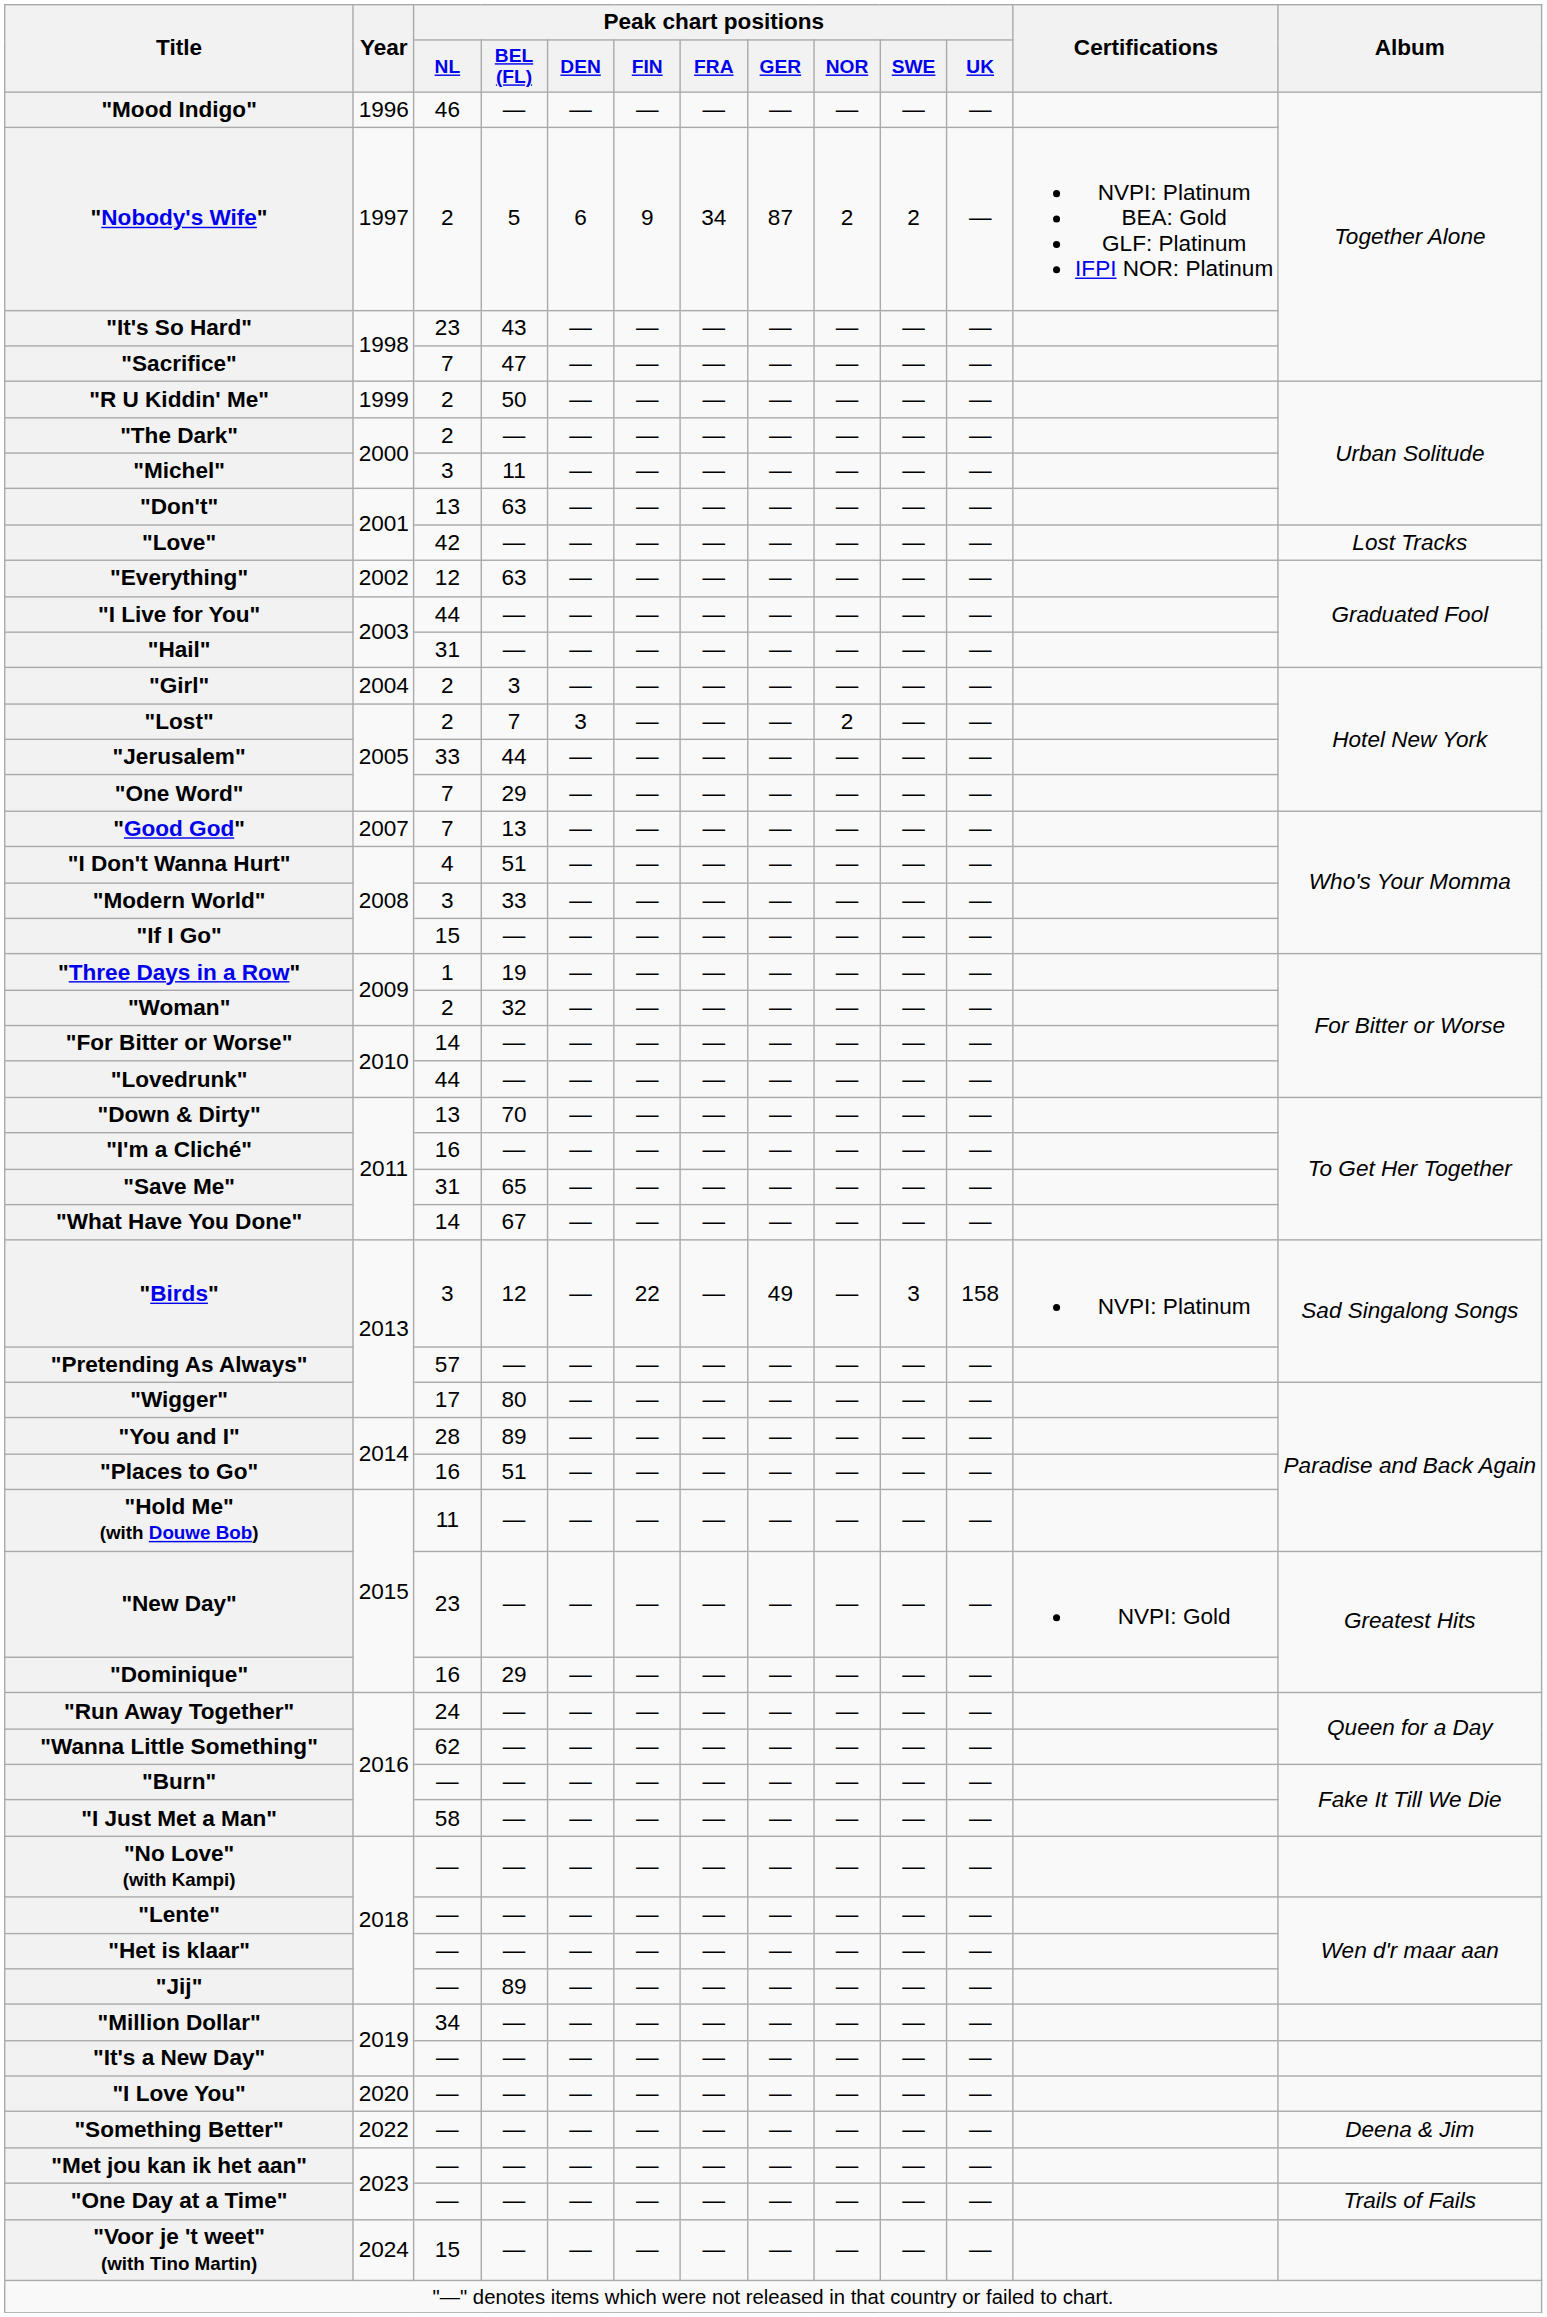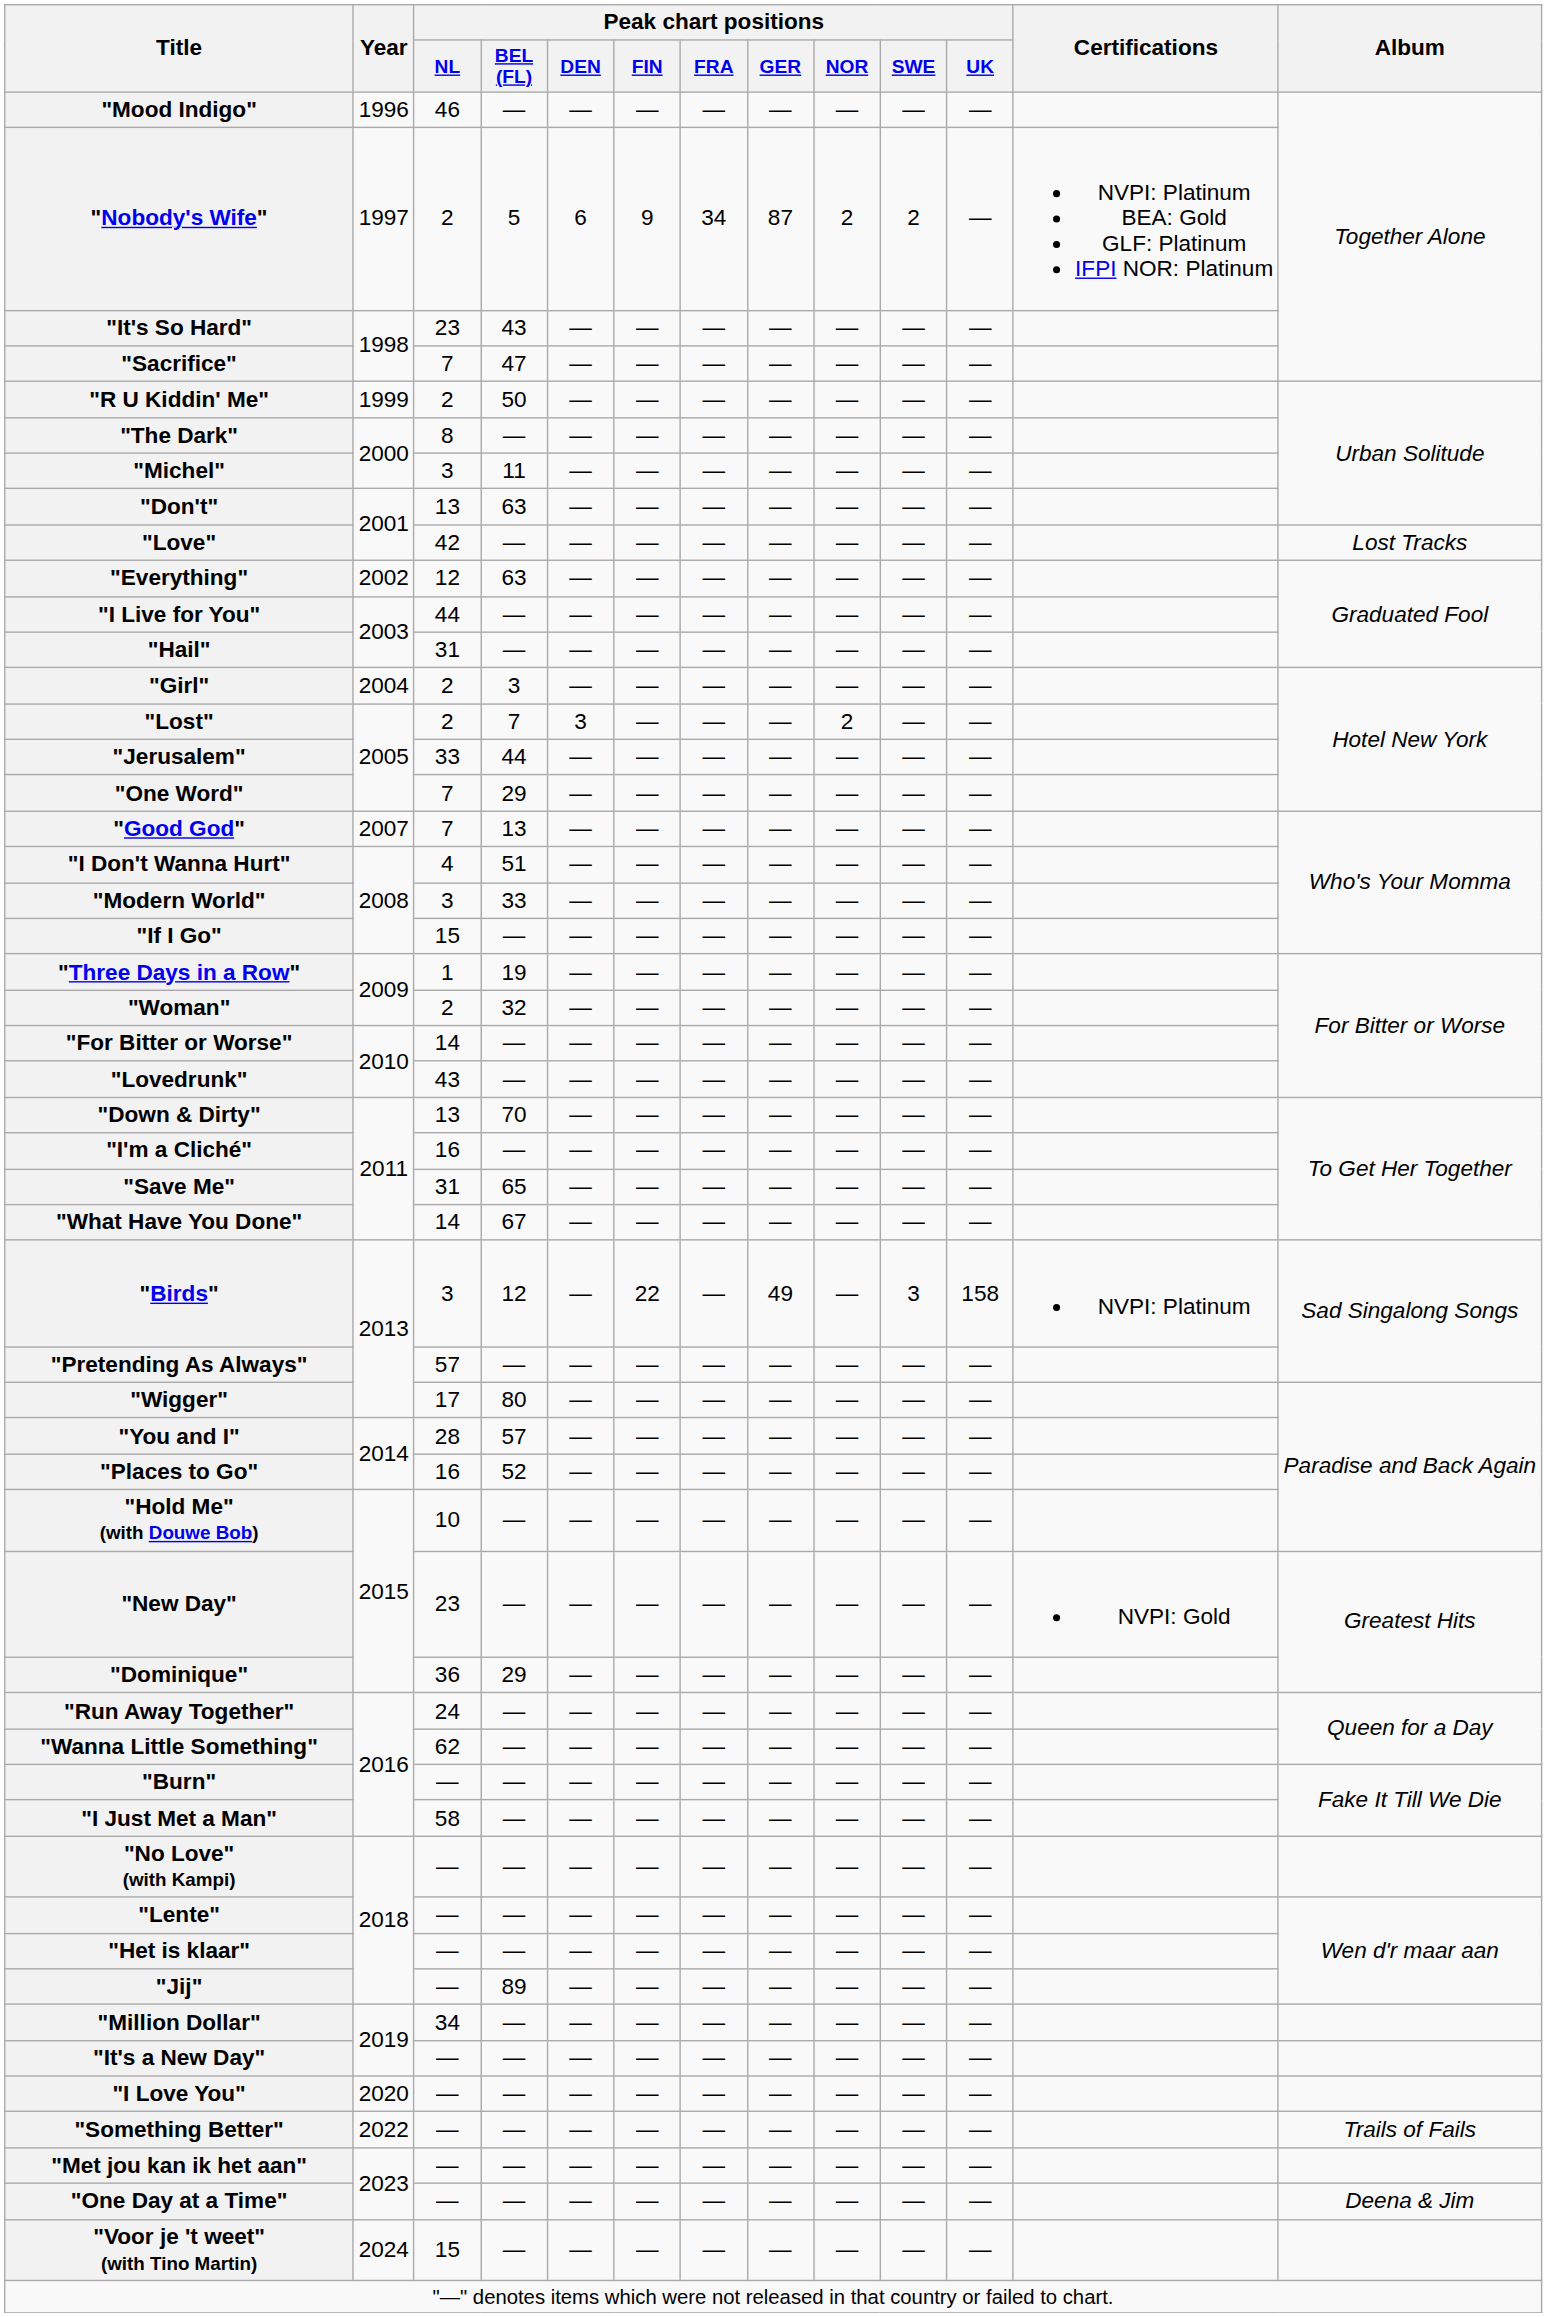(447, 435) 2 -> (447, 435) 8
(447, 1079) 44 -> (447, 1079) 43
(514, 1435) 89 -> (514, 1435) 57
(514, 1471) 51 -> (514, 1471) 52
(447, 1520) 11 -> (447, 1520) 10
(447, 1674) 16 -> (447, 1674) 36
(1410, 2129) Deena & Jim -> (1410, 2129) Trails of Fails
(1410, 2201) Trails of Fails -> (1410, 2201) Deena & Jim
